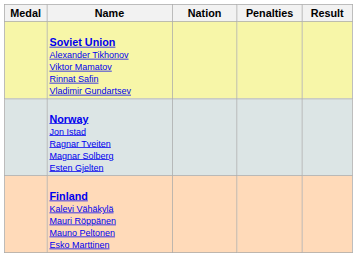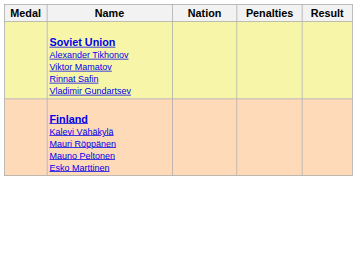- row: (81, 143)
